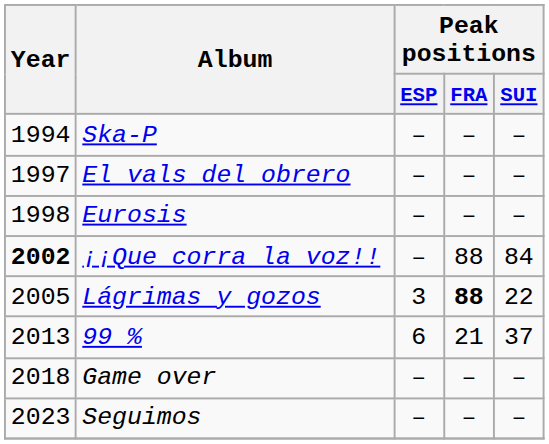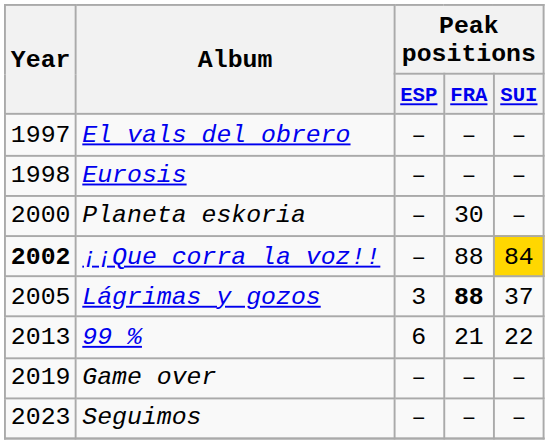- row: (120, 135)
+ row: (194, 216)
(519, 256) no background -> (519, 256) gold background
(519, 297) 22 -> (519, 297) 37
(519, 337) 37 -> (519, 337) 22
(41, 378) 2018 -> (41, 378) 2019
